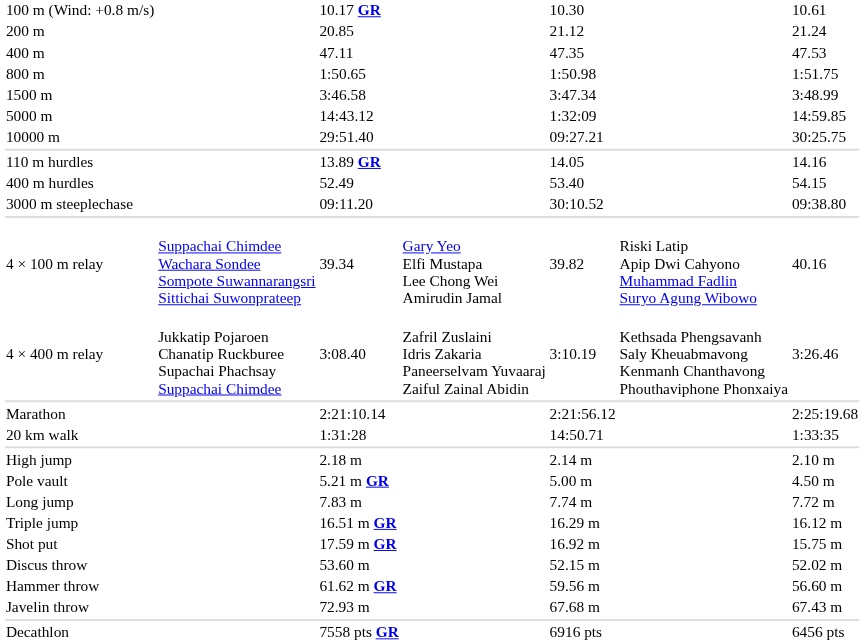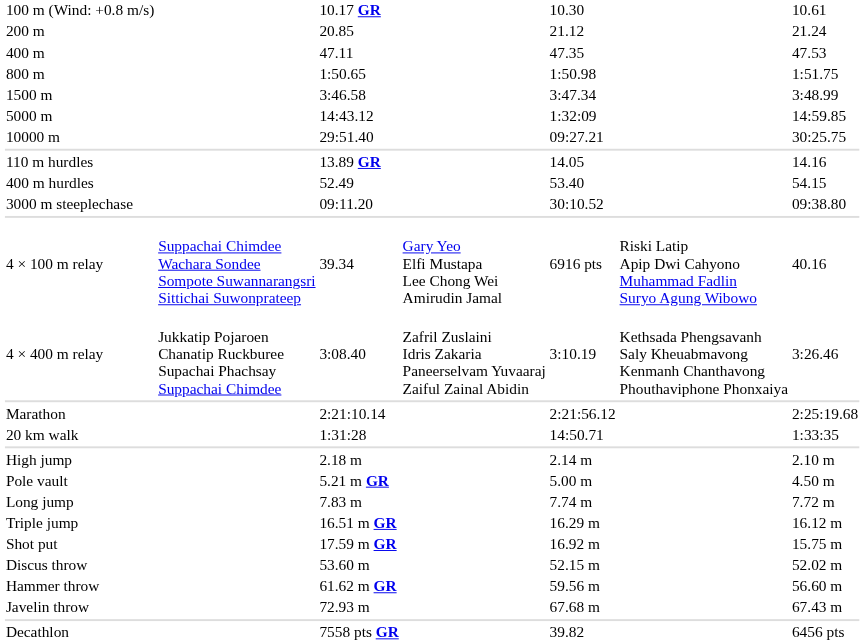(567, 263) 39.82 -> (576, 263) 6916 pts
(576, 632) 6916 pts -> (567, 632) 39.82
